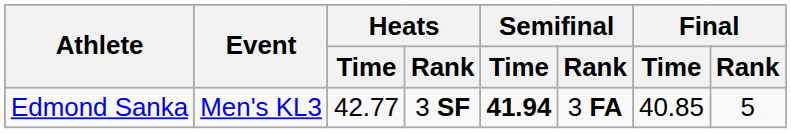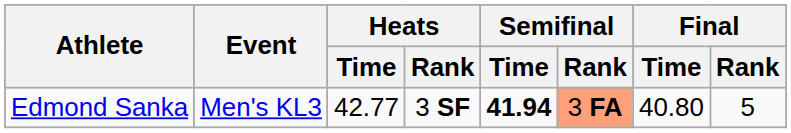(595, 108) no background -> (595, 108) lightsalmon background
(671, 108) 40.85 -> (671, 108) 40.80
